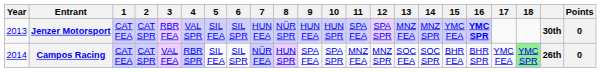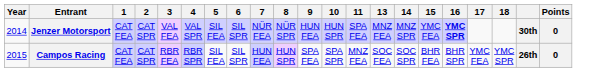- column: (382, 11)
(17, 30) 2013 -> (17, 30) 2014
(170, 30) RBR FEA -> (170, 30) VAL FEA
(262, 30) HUN FEA -> (262, 30) NÜR FEA
(17, 55) 2014 -> (17, 55) 2015
(170, 55) VAL FEA -> (170, 55) RBR FEA
(262, 55) NÜR FEA -> (262, 55) HUN FEA
(528, 55) lightgreen background -> (504, 55) no background
